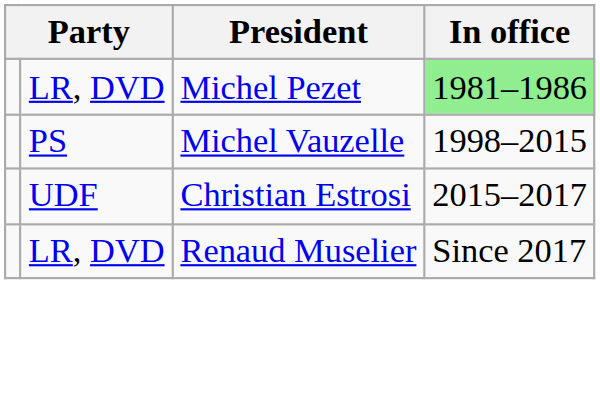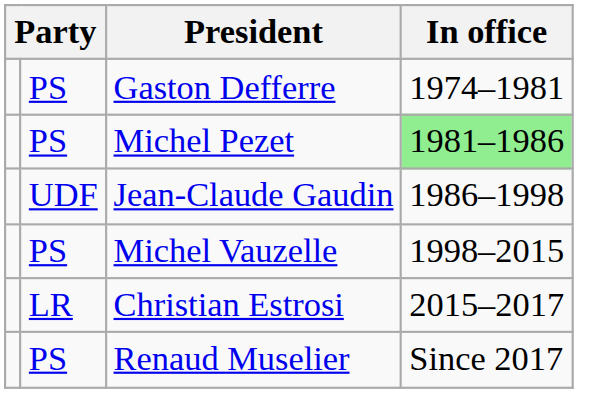+ row: (225, 86)
(97, 86) LR, DVD -> (48, 140) PS
+ row: (254, 195)
(63, 195) UDF -> (51, 304) LR
(97, 250) LR, DVD -> (48, 359) PS
